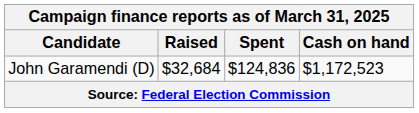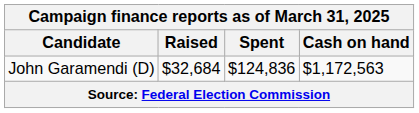(343, 68) $1,172,523 -> (343, 68) $1,172,563
